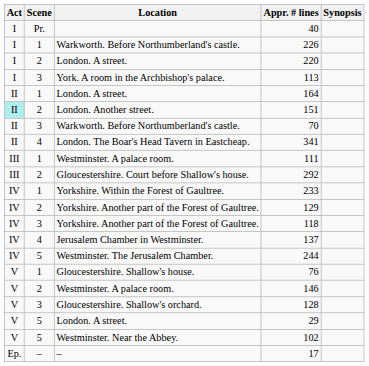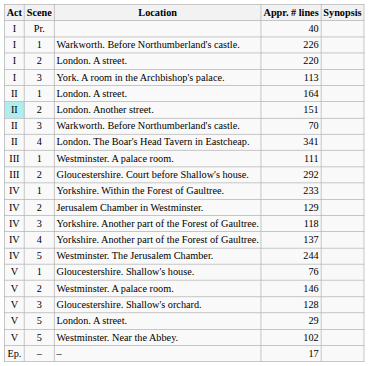(158, 207) Yorkshire. Another part of the Forest of Gaultree. -> (130, 207) Jerusalem Chamber in Westminster.
(130, 239) Jerusalem Chamber in Westminster. -> (158, 239) Yorkshire. Another part of the Forest of Gaultree.
